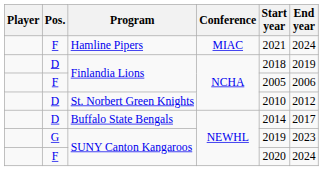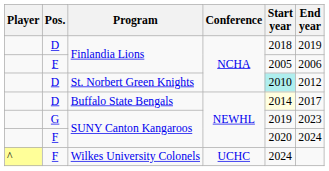- row: (55, 45)
(274, 100) no background -> (280, 82) paleturquoise background
(274, 119) no background -> (280, 100) lightyellow background
+ row: (55, 156)
